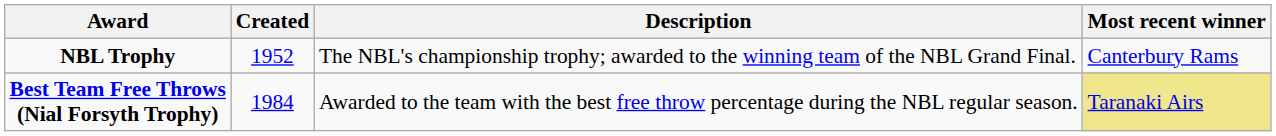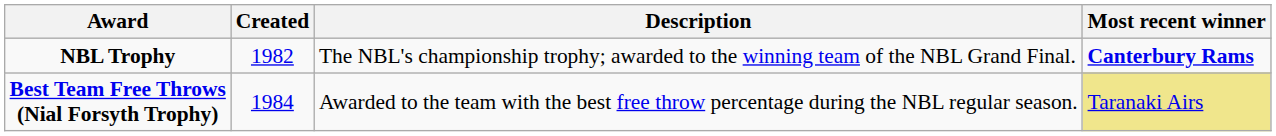(272, 55) 1952 -> (272, 55) 1982
(1163, 55) normal -> (1171, 55) bold
